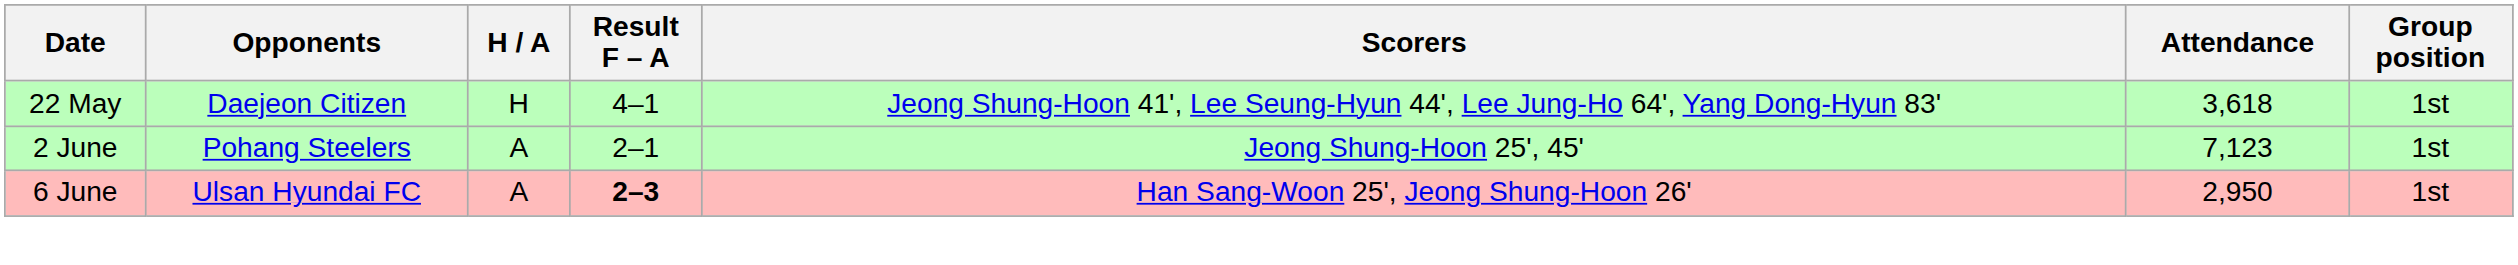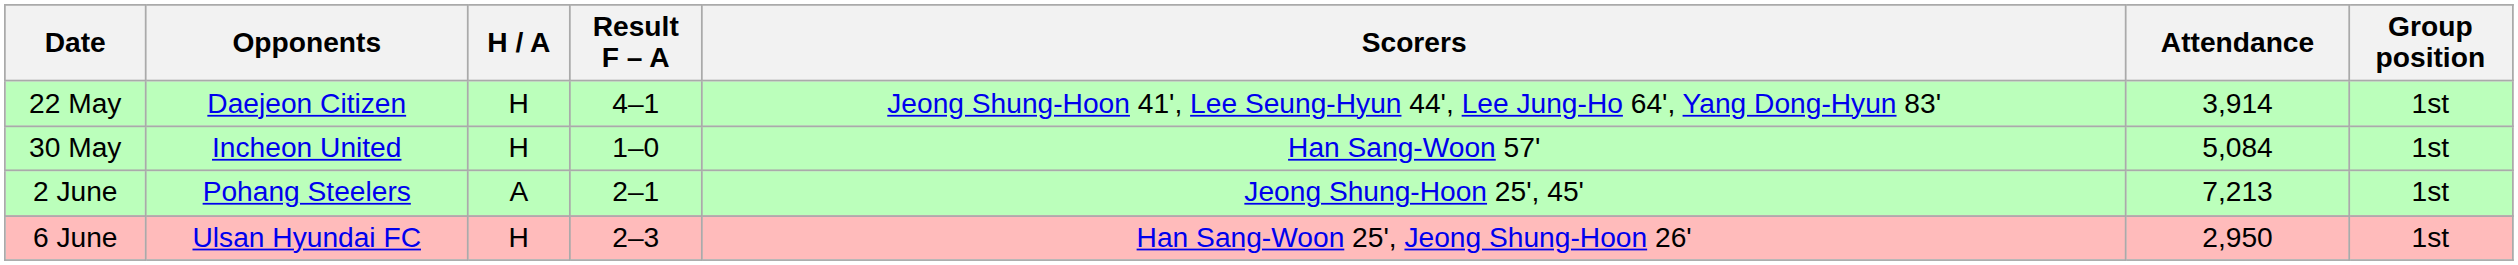(2237, 103) 3,618 -> (2237, 103) 3,914
+ row: (75, 147)
(2237, 147) 7,123 -> (2237, 192) 7,213
(519, 192) A -> (519, 237) H
(636, 192) bold -> (636, 237) normal
